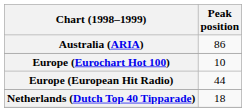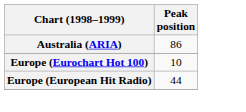- row: (101, 98)
